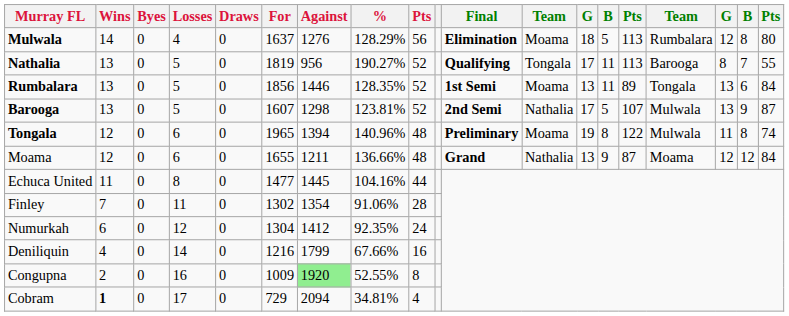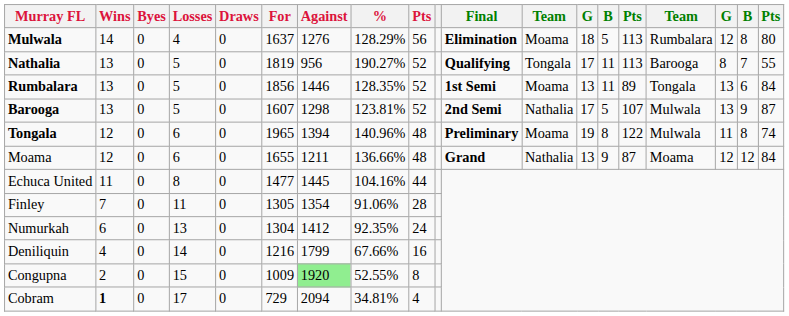(280, 204) 1302 -> (280, 204) 1305
(180, 227) 12 -> (180, 227) 13
(180, 275) 16 -> (180, 275) 15
